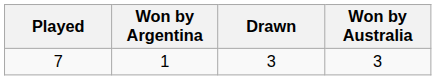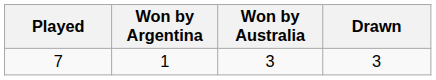columns swapped: (378, 26) <-> (271, 26)
